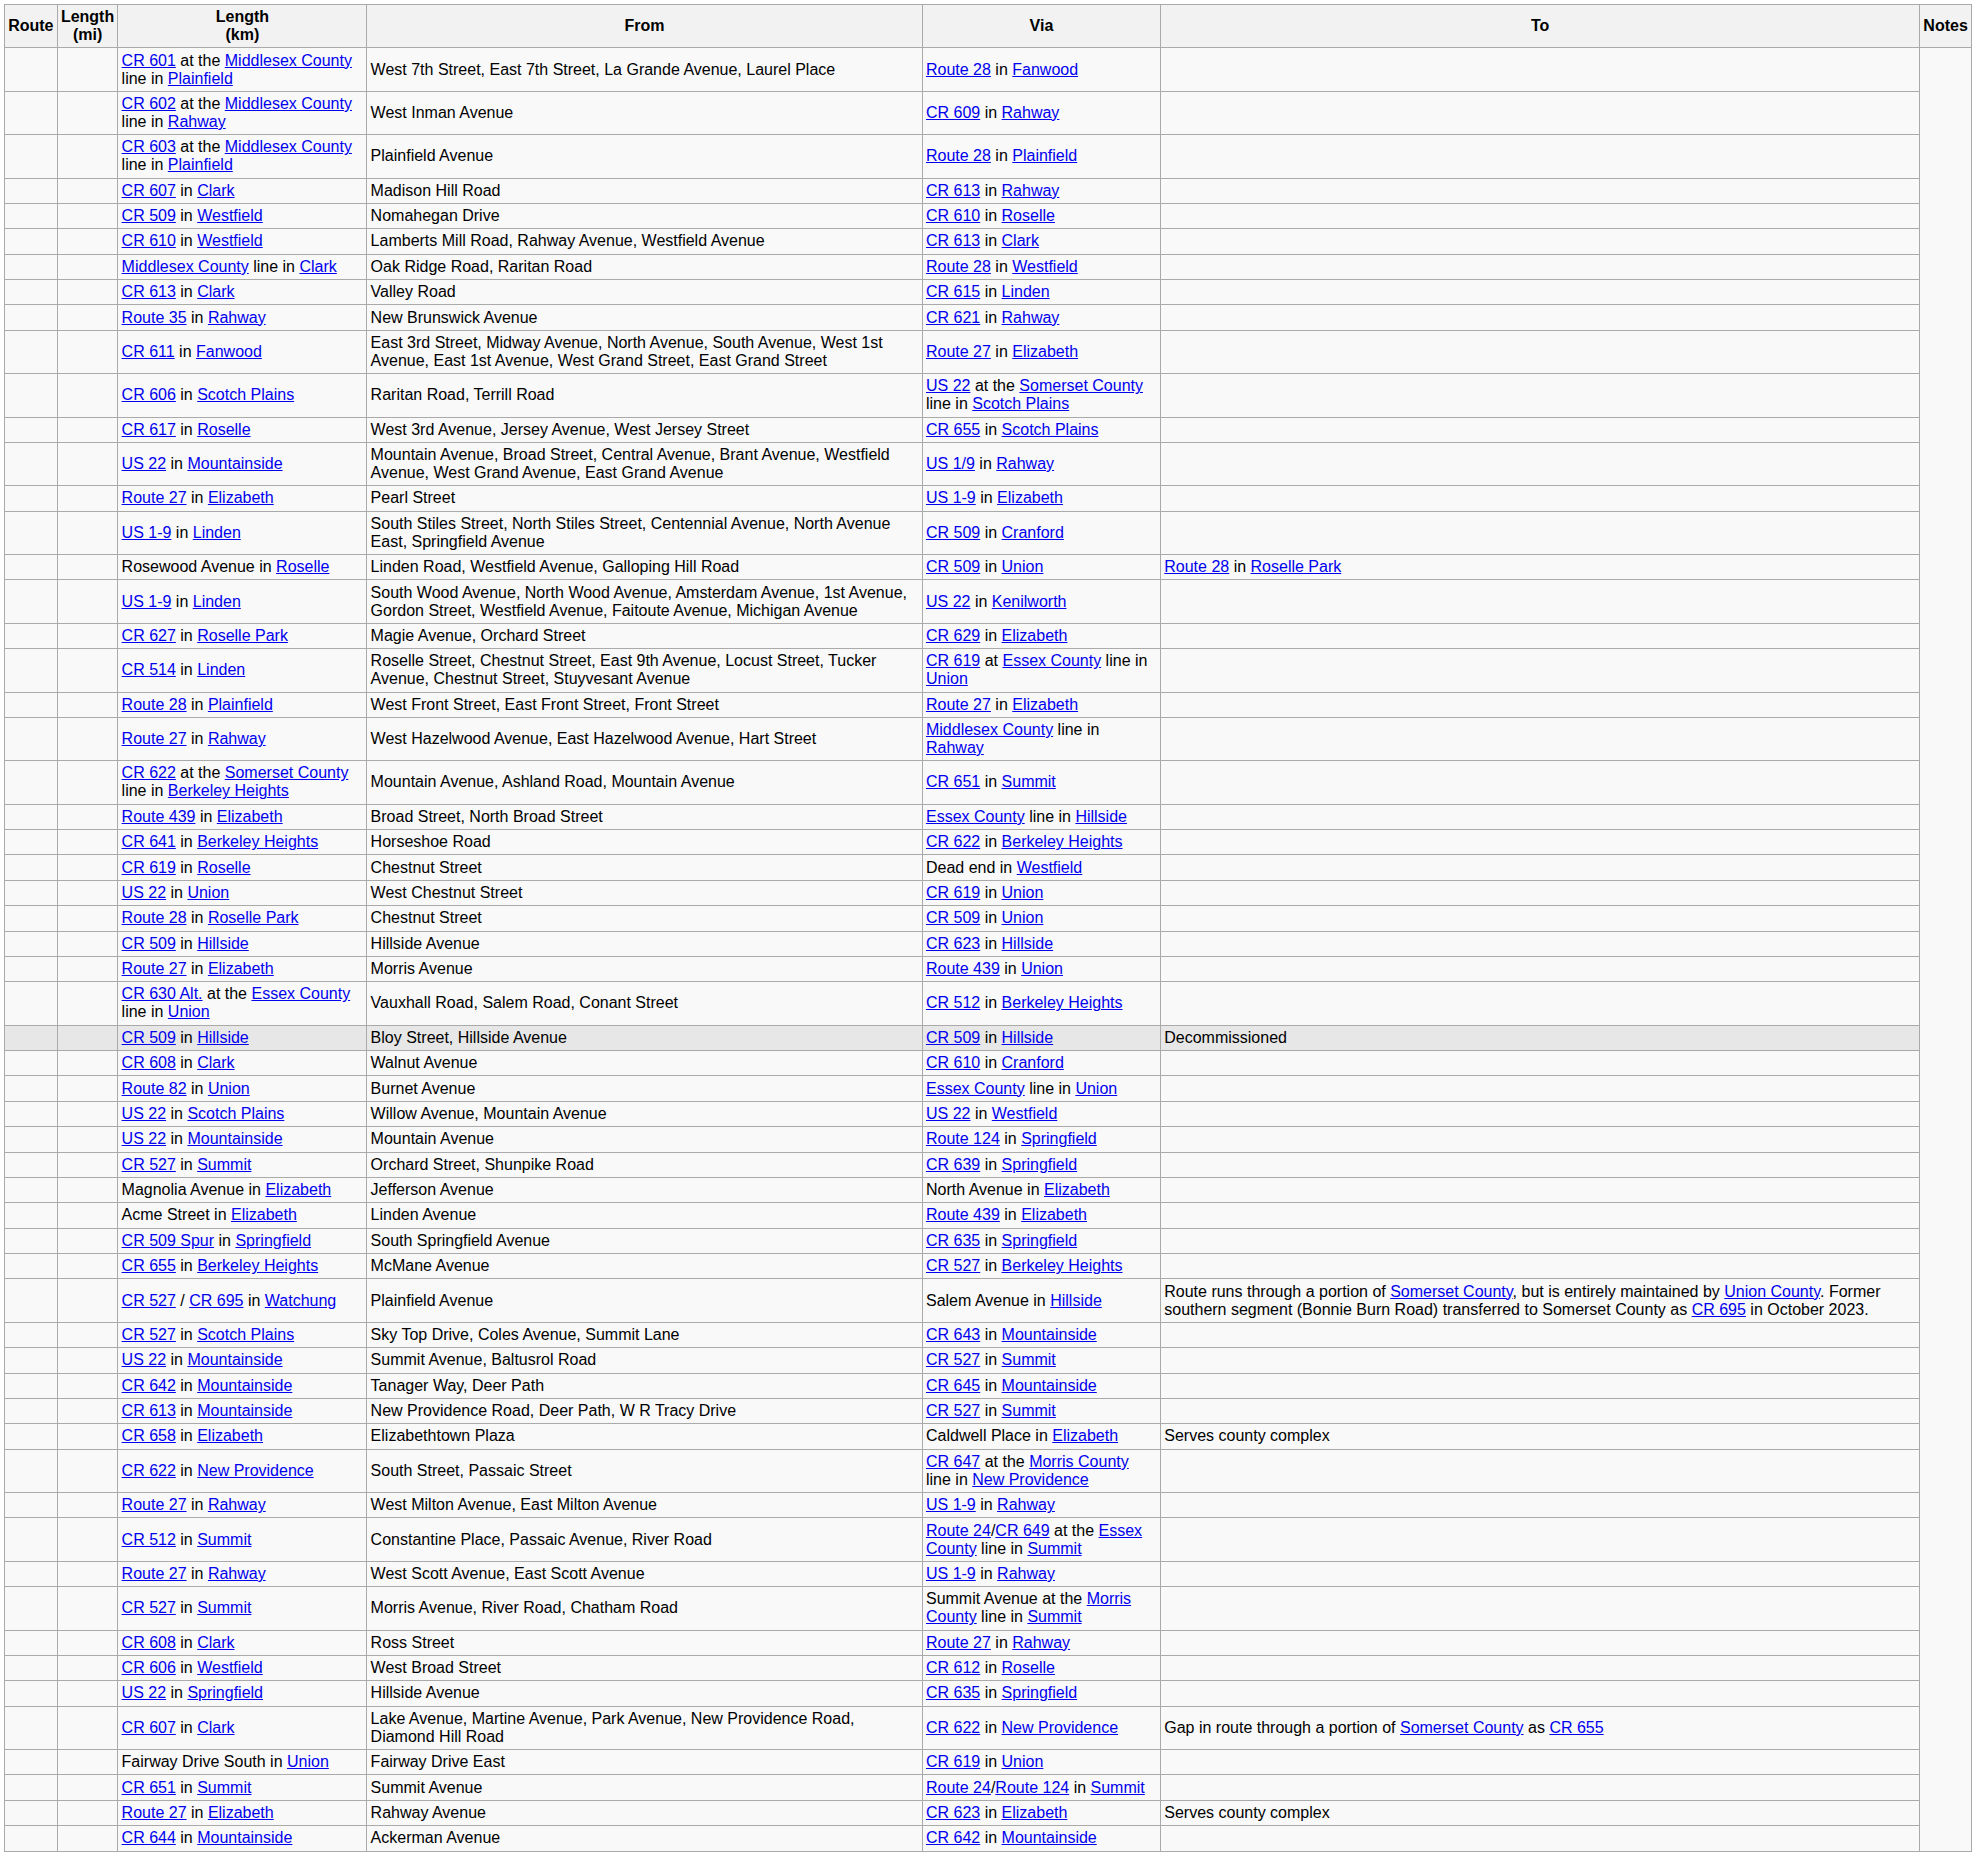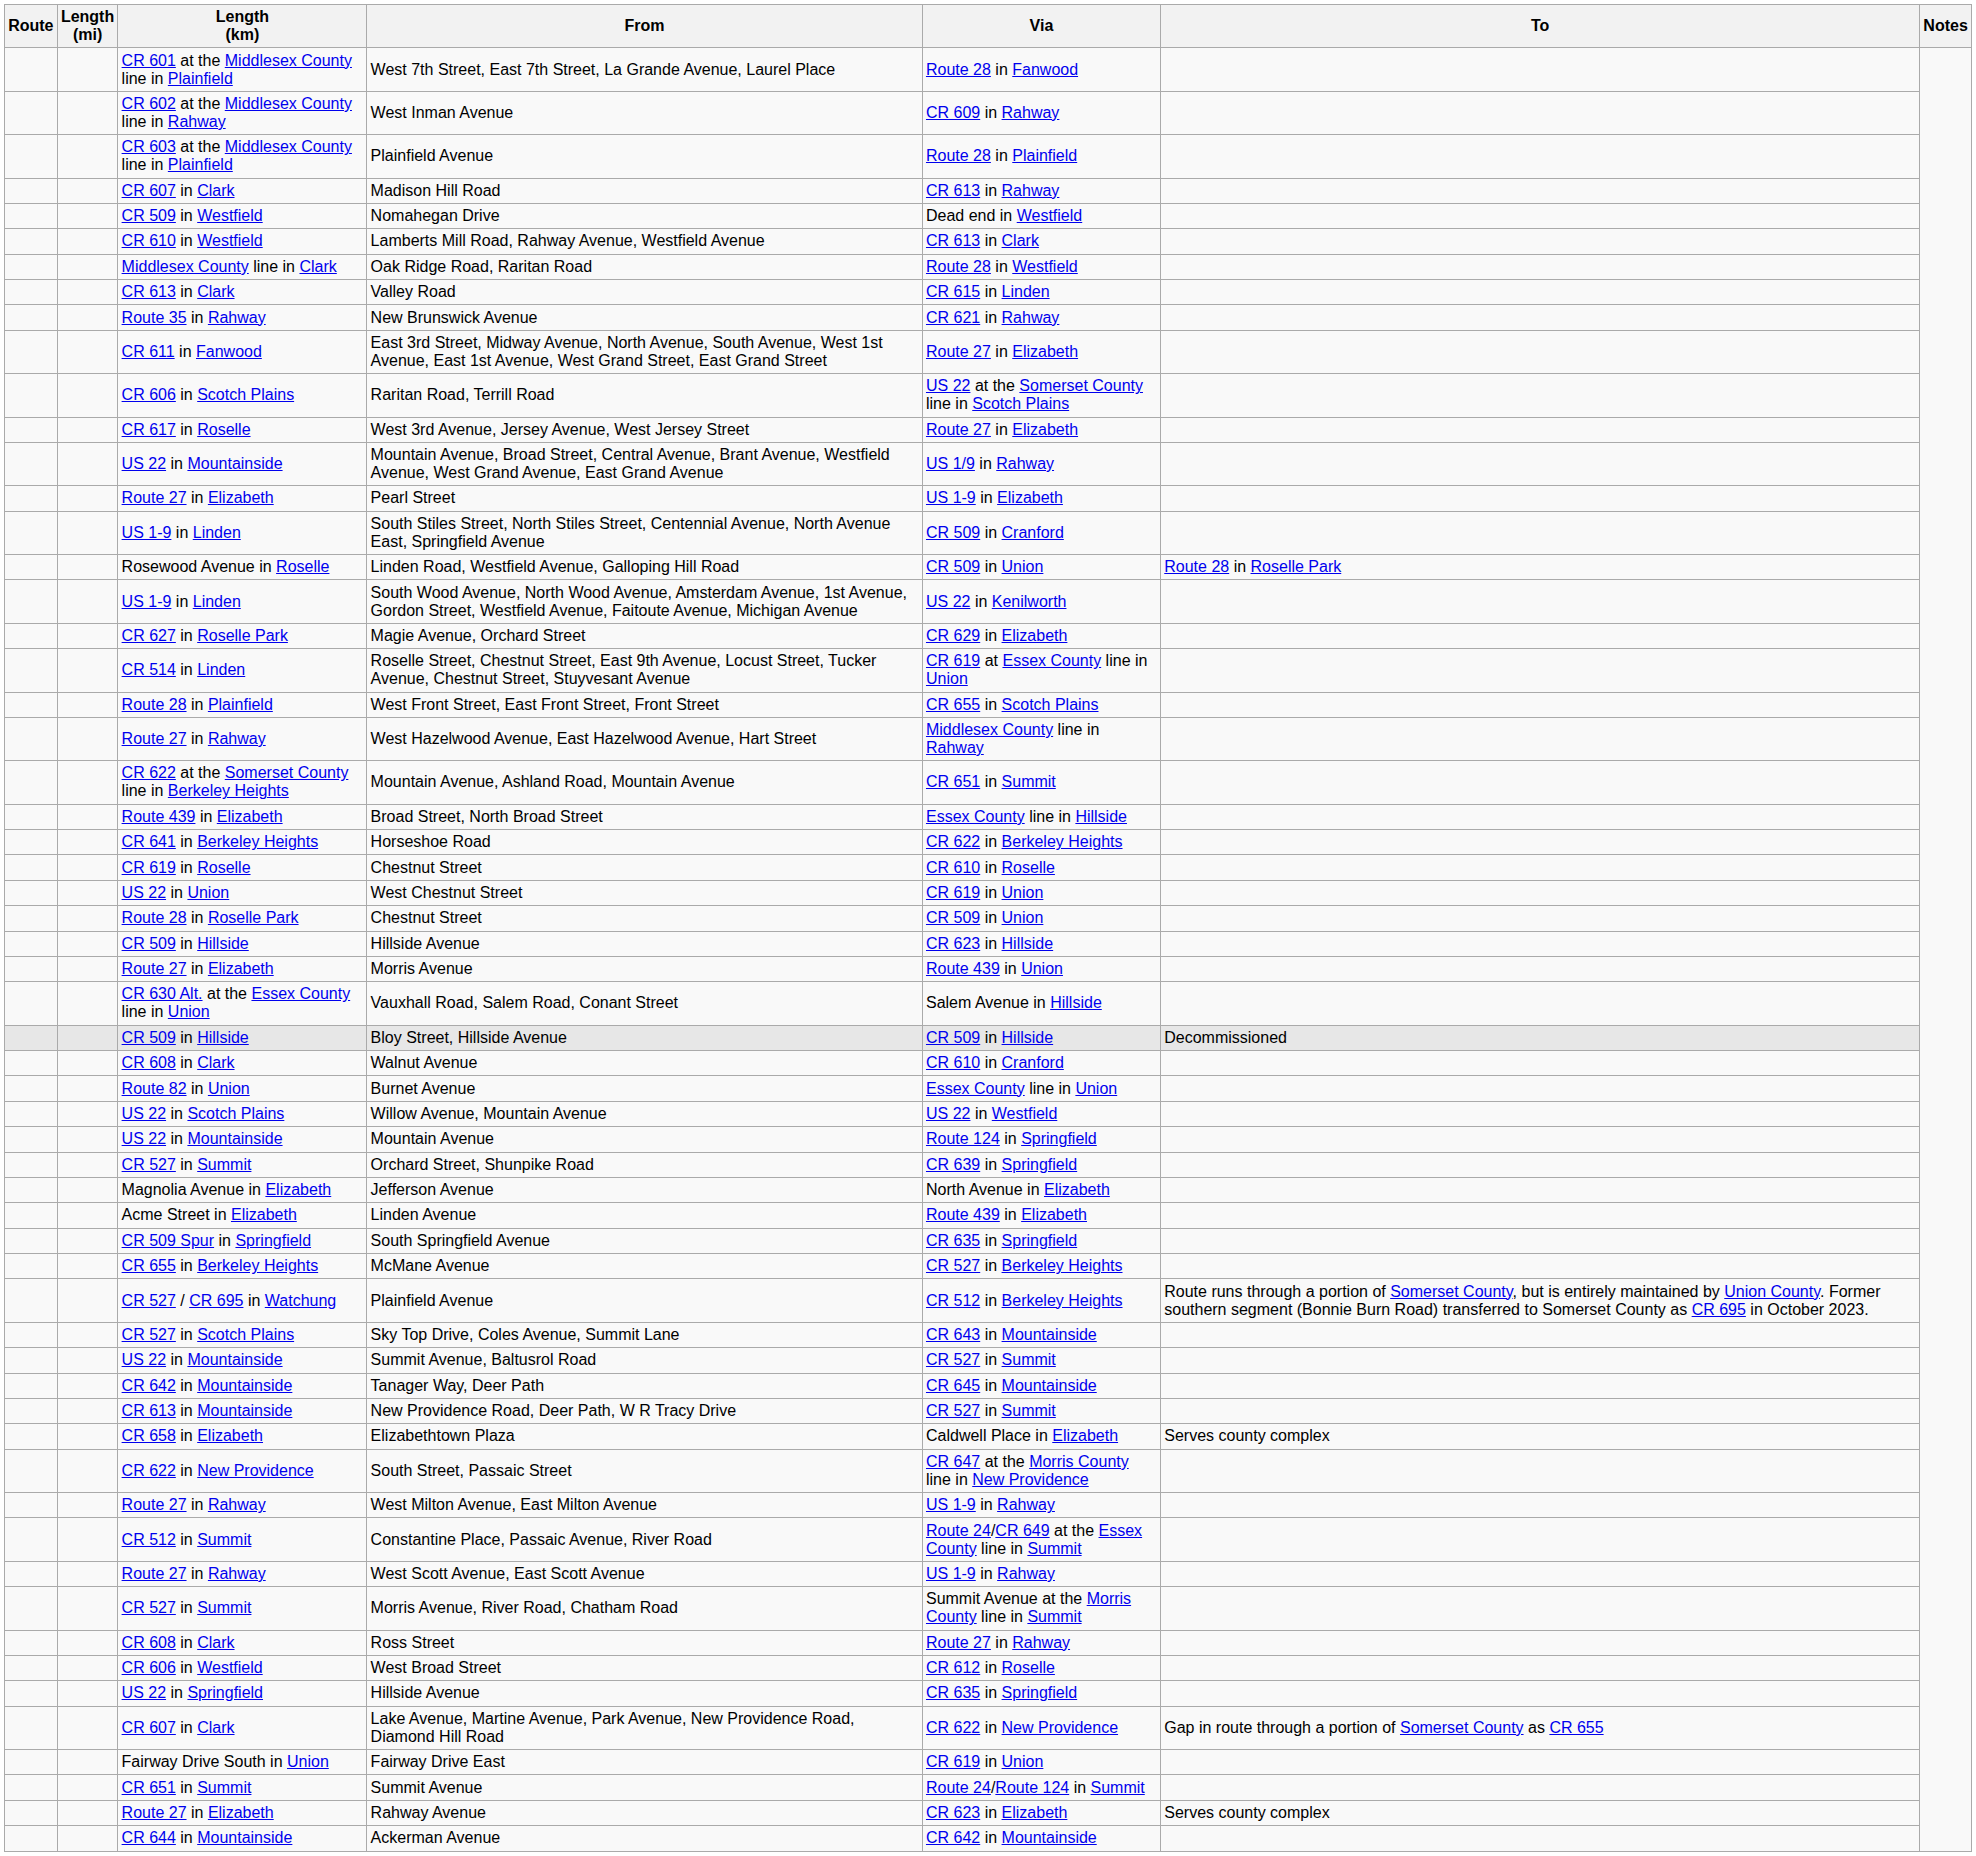(990, 216) CR 610 in Roselle -> (1004, 216) Dead end in Westfield
(1012, 429) CR 655 in Scotch Plains -> (1002, 429) Route 27 in Elizabeth
(1002, 704) Route 27 in Elizabeth -> (1012, 704) CR 655 in Scotch Plains
(1004, 867) Dead end in Westfield -> (990, 867) CR 610 in Roselle
(1024, 1003) CR 512 in Berkeley Heights -> (1014, 1003) Salem Avenue in Hillside
(1014, 1300) Salem Avenue in Hillside -> (1024, 1300) CR 512 in Berkeley Heights
